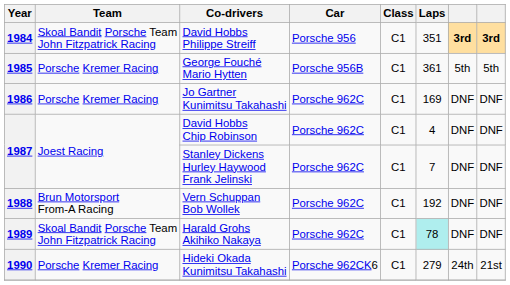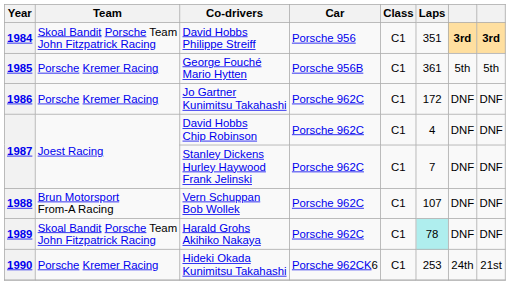(432, 99) 169 -> (432, 99) 172
(432, 204) 192 -> (432, 204) 107
(432, 265) 279 -> (432, 265) 253
